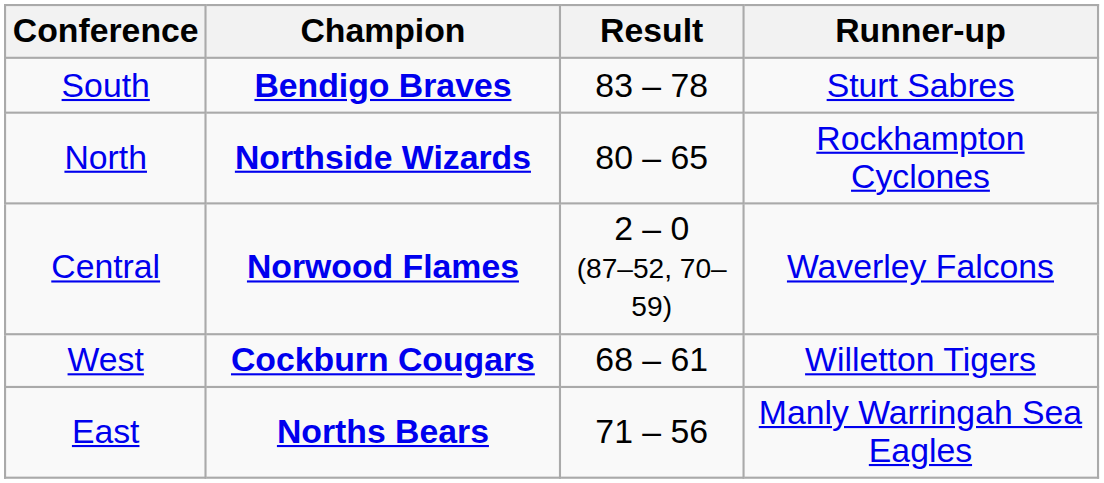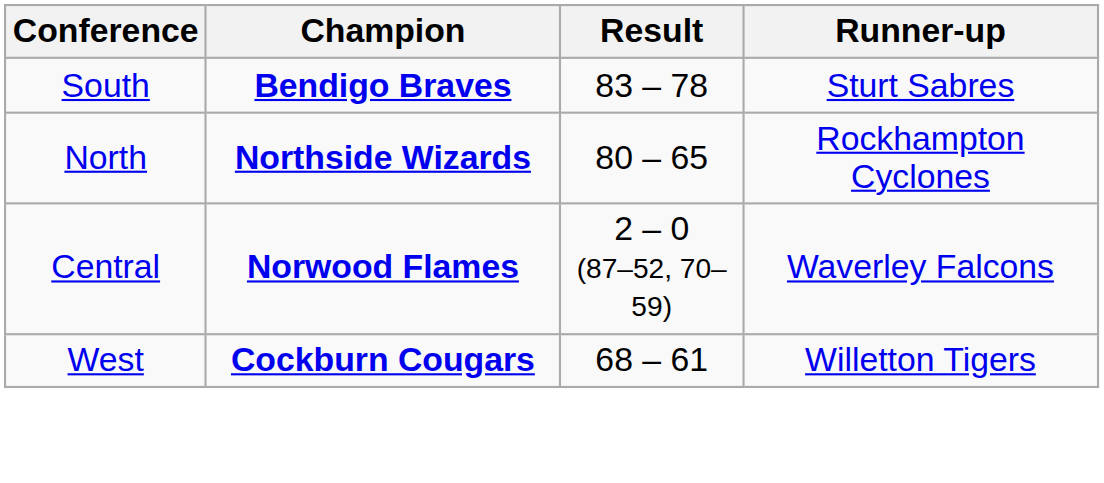- row: (106, 431)
